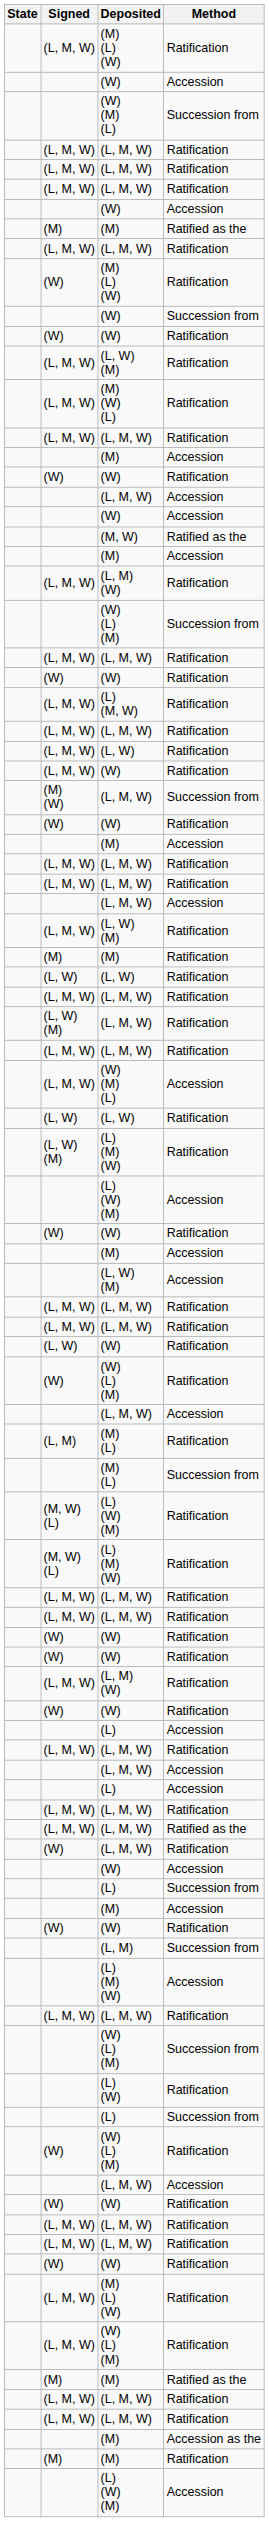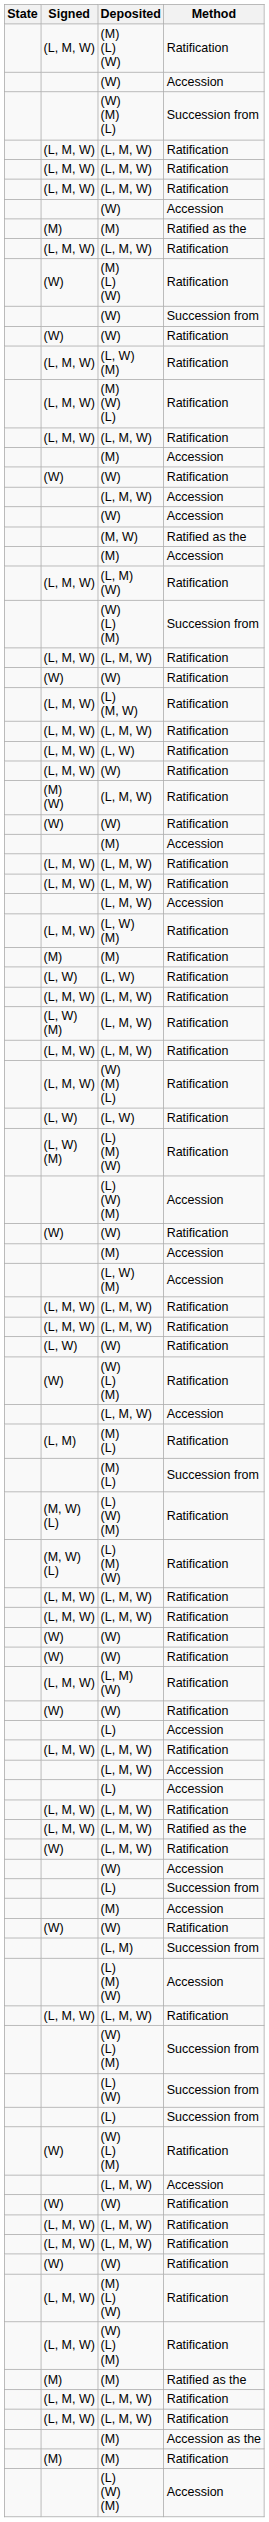(213, 797) Succession from -> (198, 797) Ratification
(195, 1084) Accession -> (198, 1084) Ratification
(198, 2090) Ratification -> (213, 2090) Succession from
